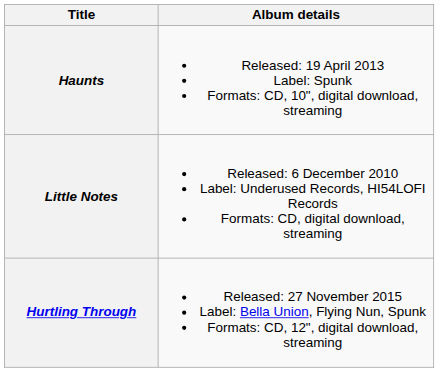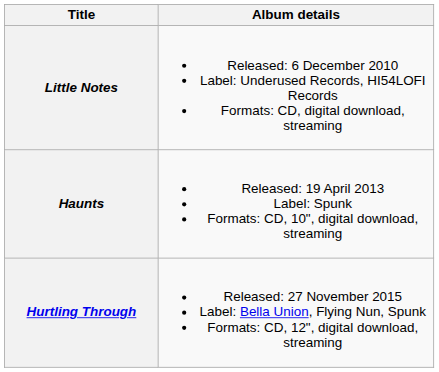rows swapped: (81, 196) <-> (81, 80)
